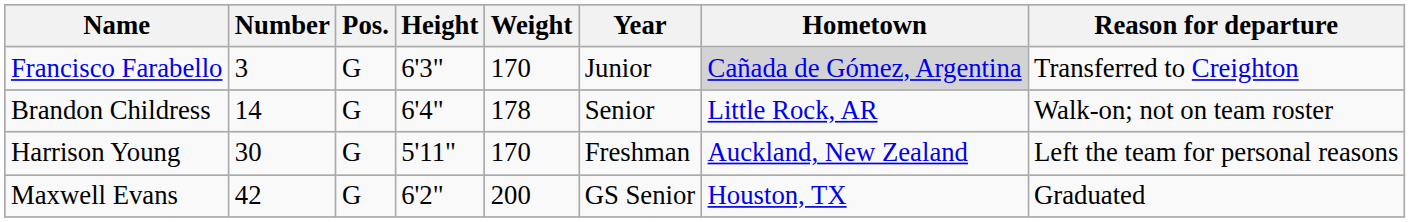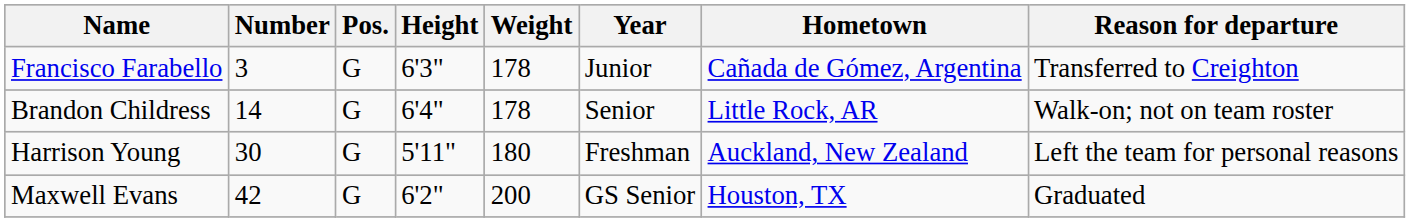(511, 68) 170 -> (511, 68) 178
(865, 68) lightgrey background -> (865, 68) no background
(511, 152) 170 -> (511, 152) 180
